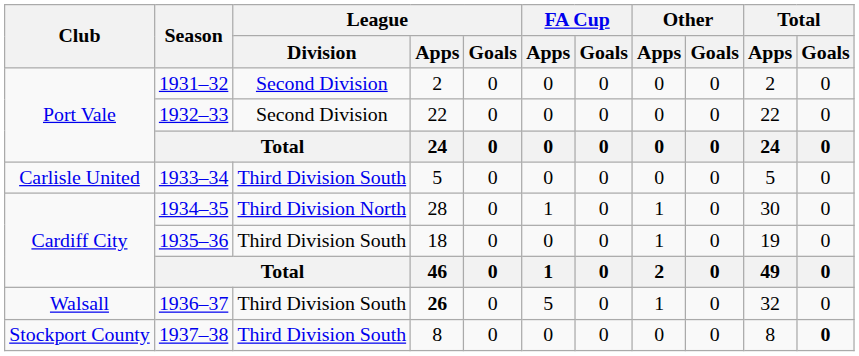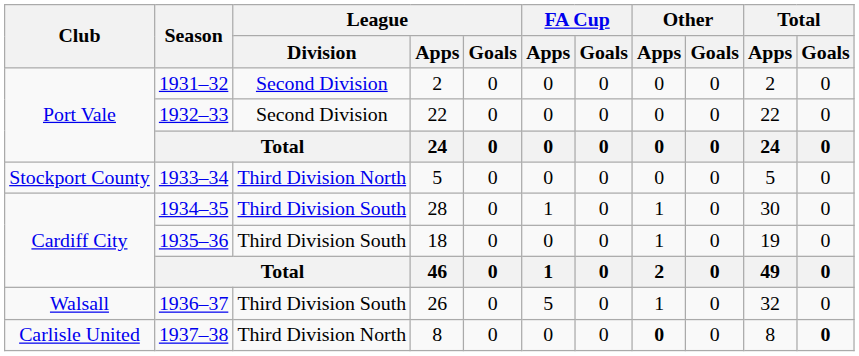(79, 177) Carlisle United -> (79, 177) Stockport County
(322, 177) Third Division South -> (322, 177) Third Division North
(322, 209) Third Division North -> (322, 209) Third Division South
(437, 303) bold -> (437, 303) normal
(79, 334) Stockport County -> (79, 334) Carlisle United
(322, 334) Third Division South -> (322, 334) Third Division North
(659, 334) normal -> (659, 334) bold
